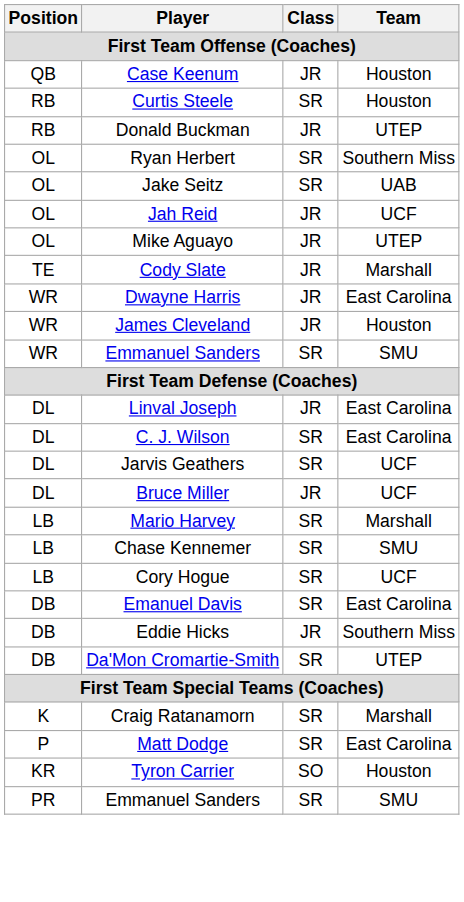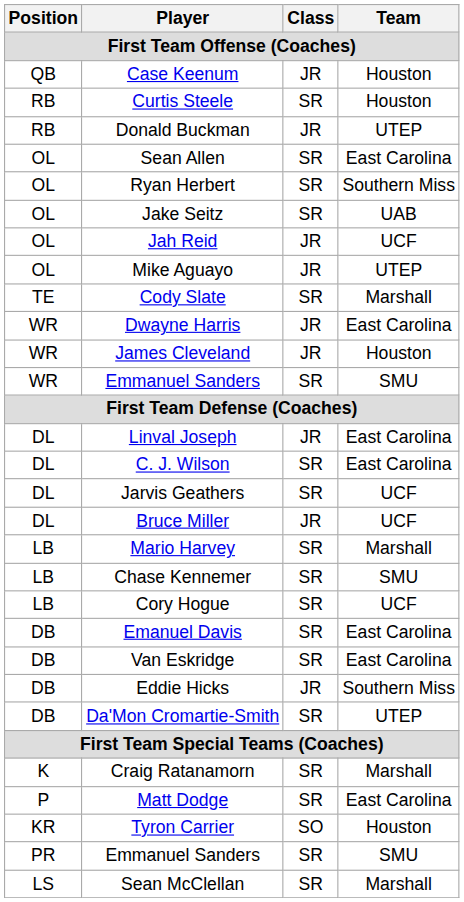+ row: (43, 158)
(311, 269) JR -> (311, 297) SR
+ row: (43, 660)
+ row: (43, 883)
